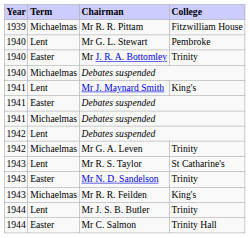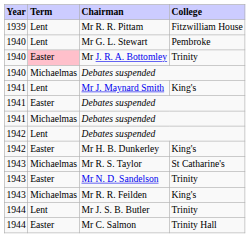(54, 27) Michaelmas -> (39, 27) Lent
(42, 57) no background -> (42, 57) pink background
+ row: (16, 149)
- row: (16, 149)
(39, 164) Lent -> (54, 164) Michaelmas
